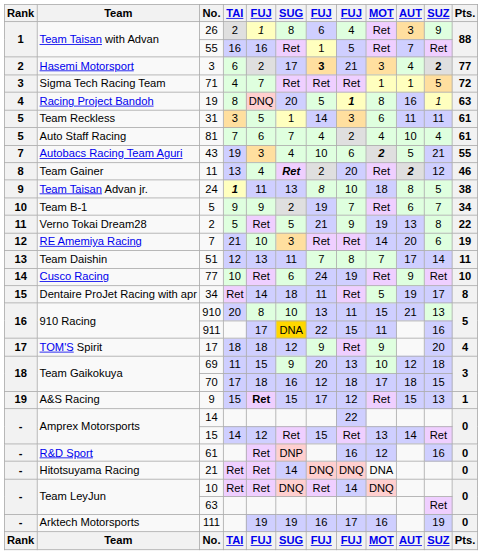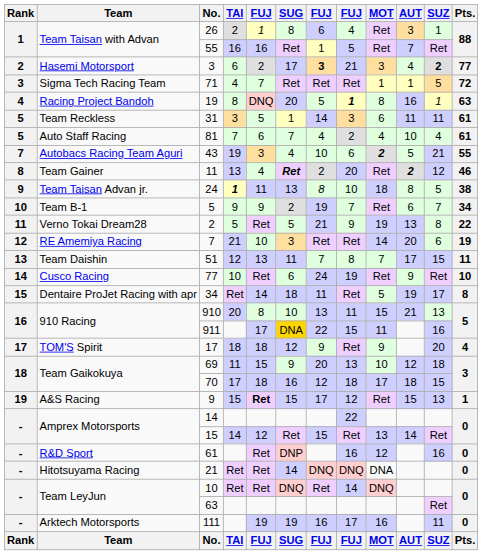(438, 30) 9 -> (438, 30) 1
(438, 259) 14 -> (438, 259) 15
(438, 523) 19 -> (438, 523) 11
